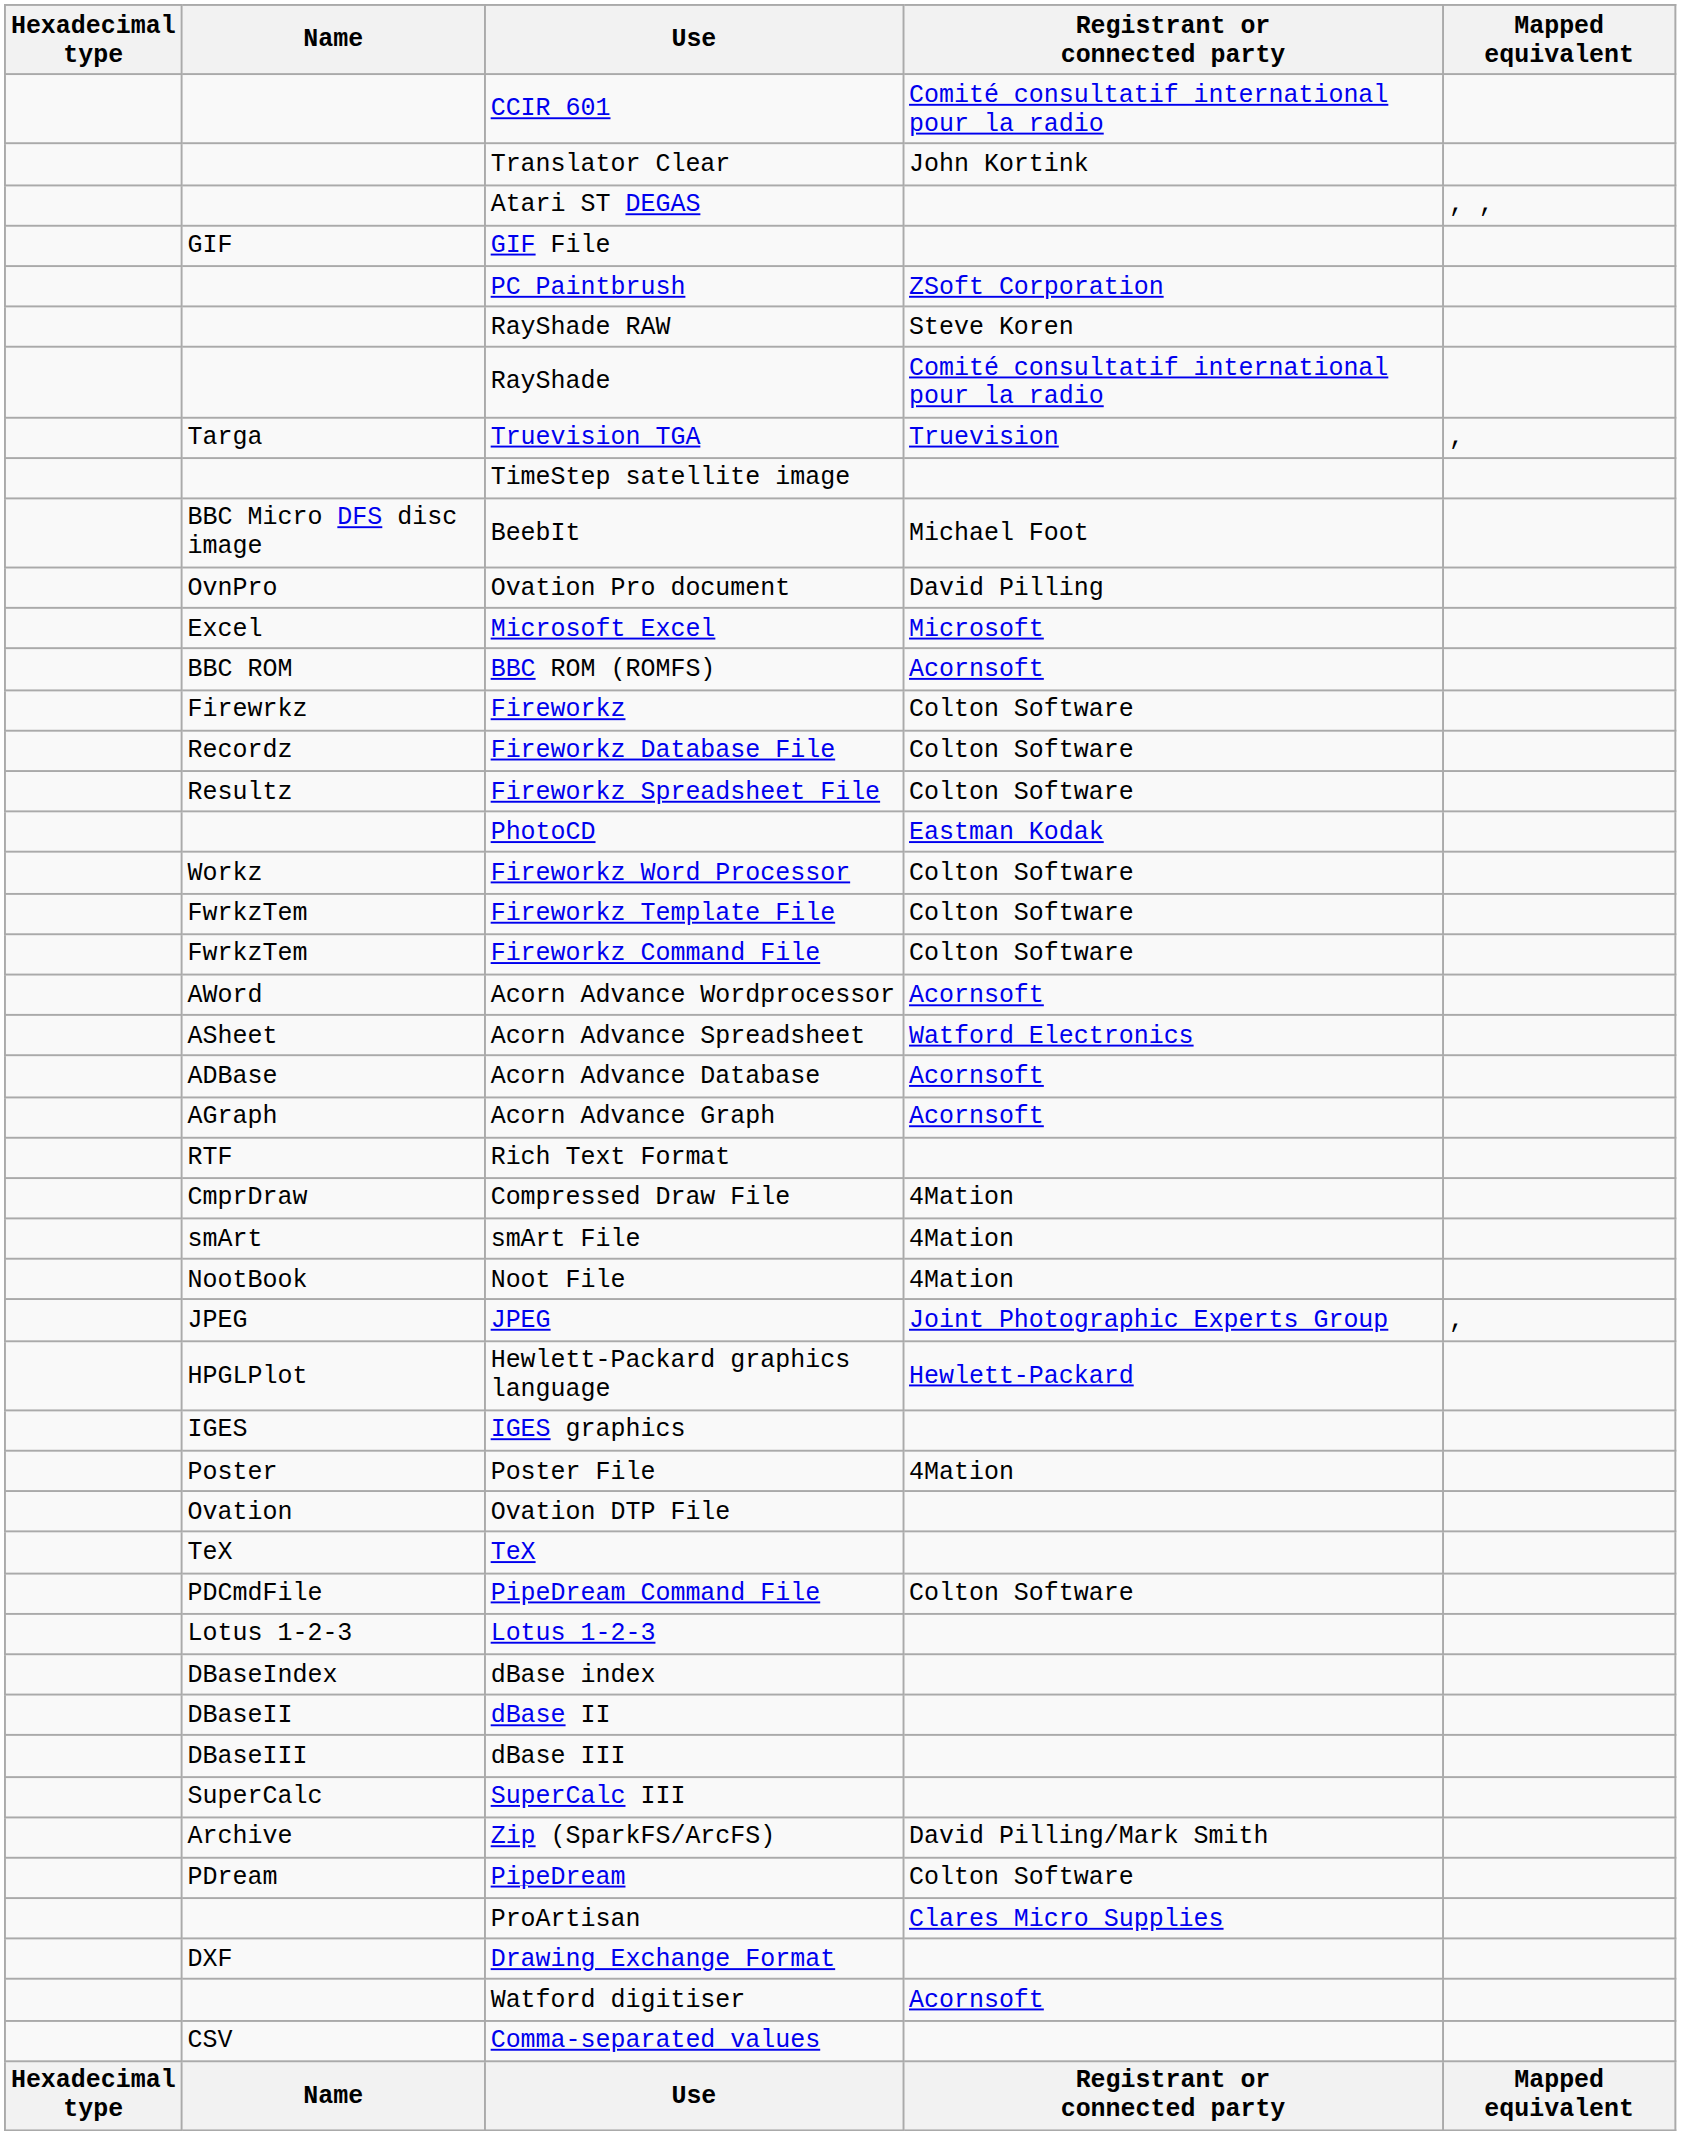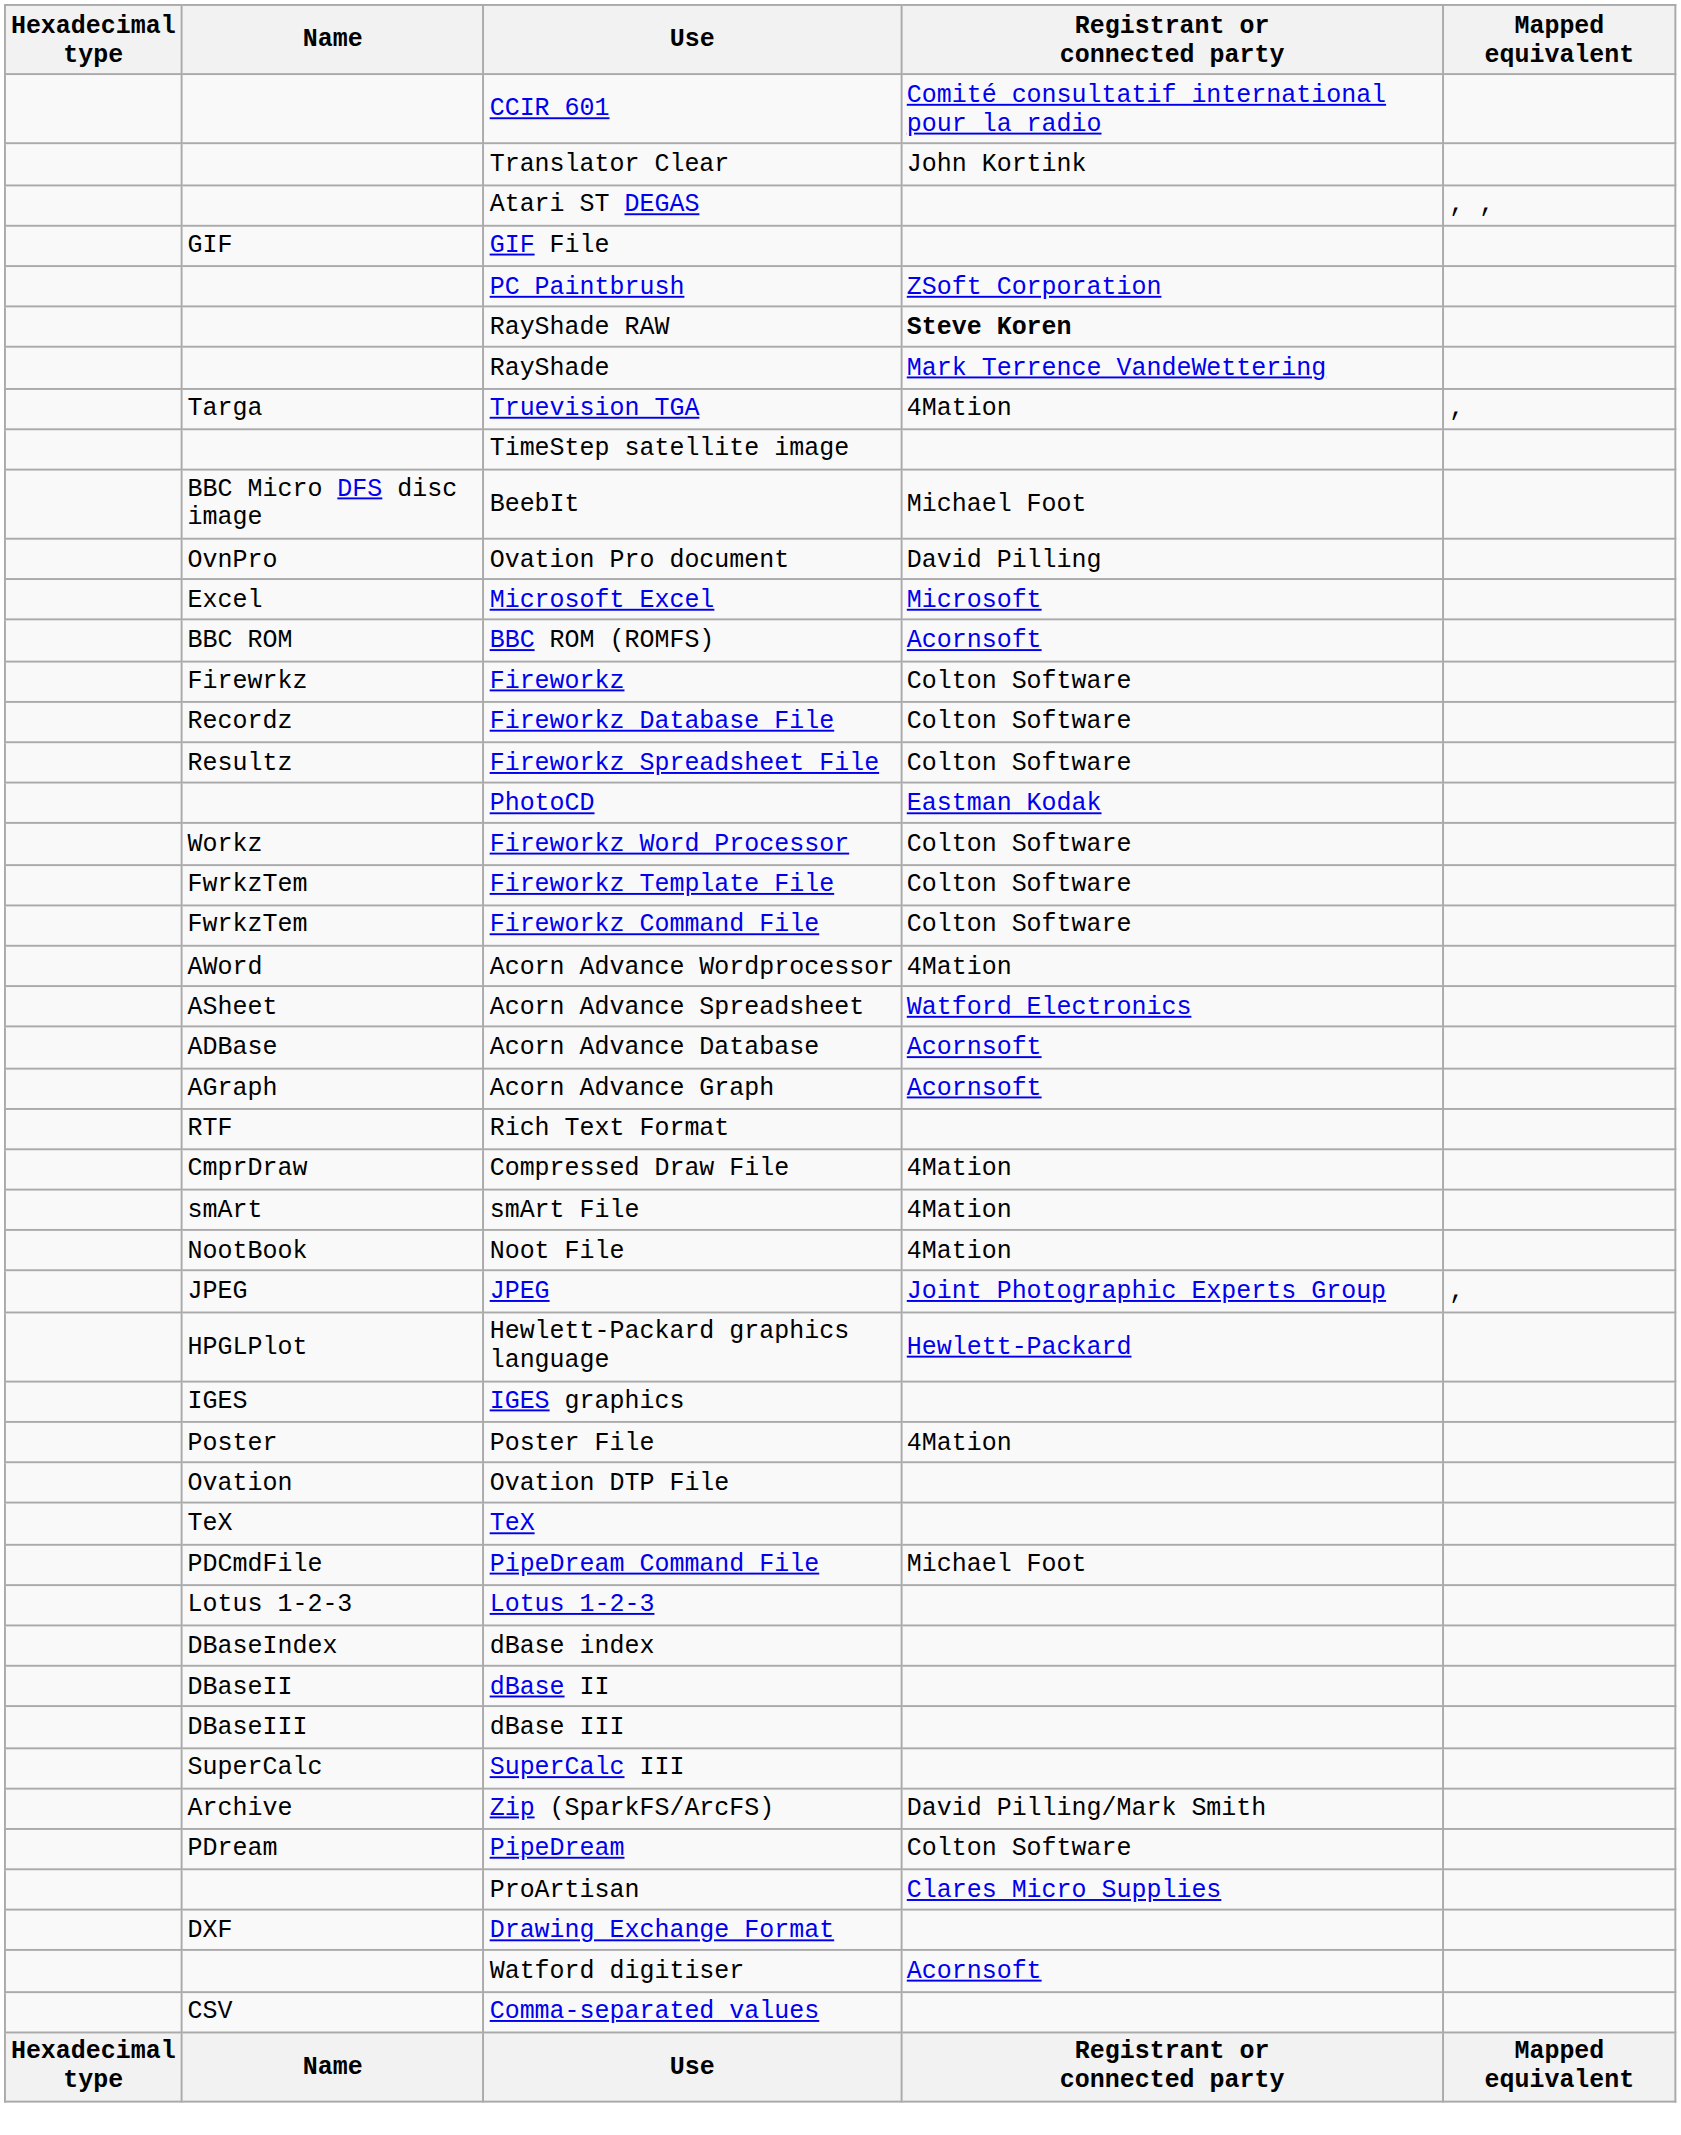(991, 327) normal -> (989, 327) bold
(1149, 382) Comité consultatif international pour la radio -> (1116, 368) Mark Terrence VandeWettering
(984, 437) Truevision -> (959, 408) 4Mation
(976, 995) Acornsoft -> (959, 966) 4Mation
(1021, 1593) Colton Software -> (997, 1564) Michael Foot
